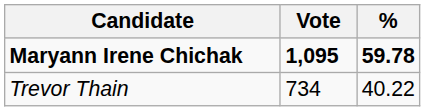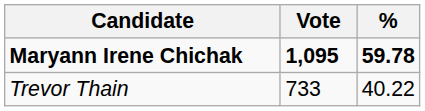(303, 88) 734 -> (303, 88) 733
